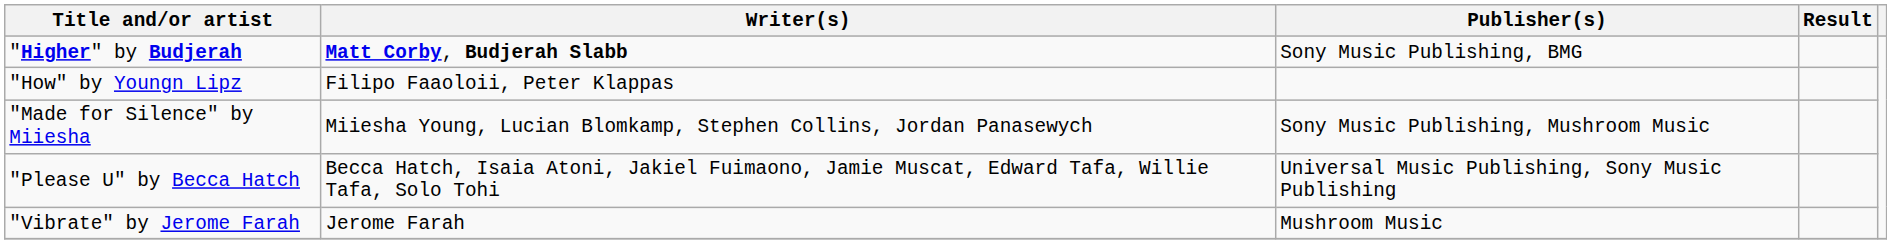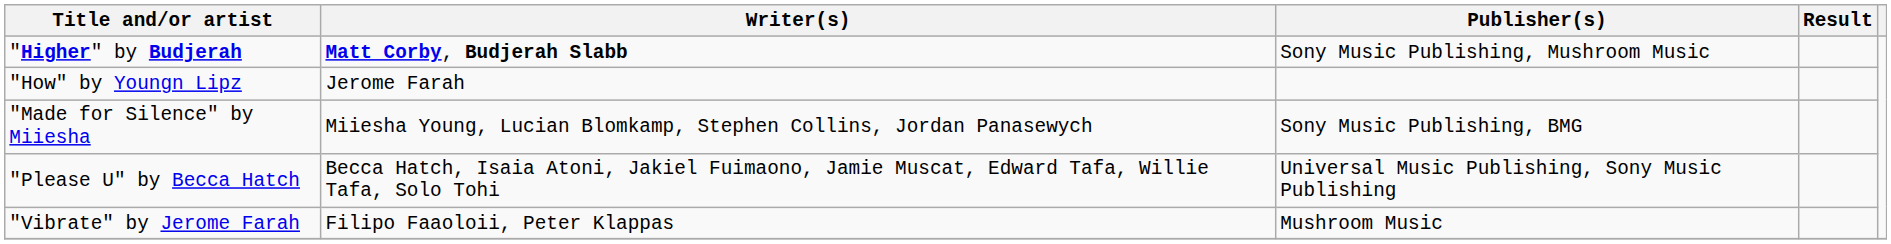(1431, 52) Sony Music Publishing, BMG -> (1495, 52) Sony Music Publishing, Mushroom Music
(500, 84) Filipo Faaoloii, Peter Klappas -> (395, 84) Jerome Farah
(1495, 126) Sony Music Publishing, Mushroom Music -> (1431, 126) Sony Music Publishing, BMG
(395, 223) Jerome Farah -> (500, 223) Filipo Faaoloii, Peter Klappas
